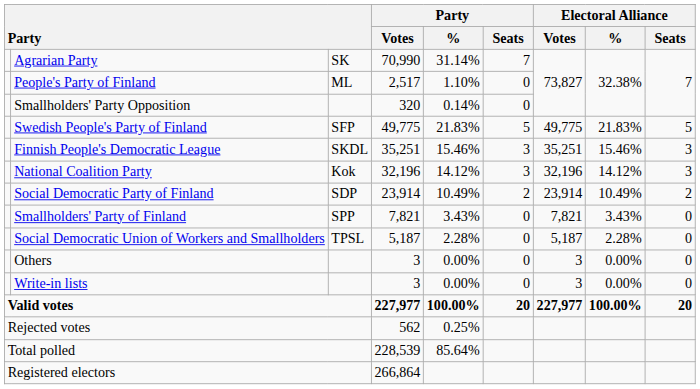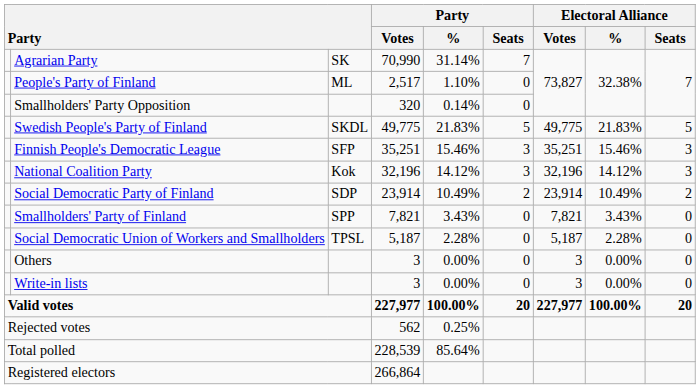(343, 127) SFP -> (350, 127) SKDL
(350, 149) SKDL -> (343, 149) SFP
